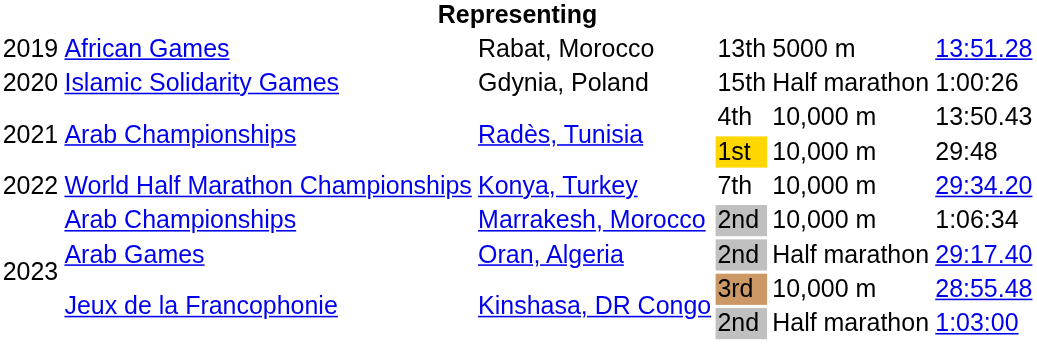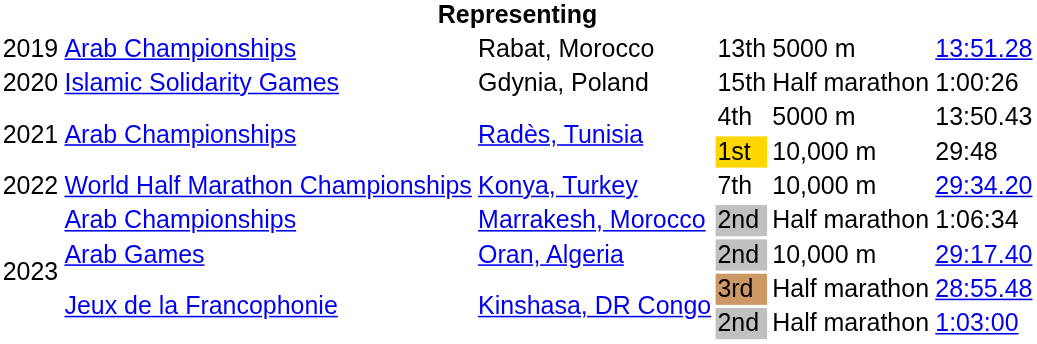(147, 48) African Games -> (180, 48) Arab Championships
(824, 117) 10,000 m -> (814, 117) 5000 m
(824, 220) 10,000 m -> (851, 220) Half marathon
(851, 254) Half marathon -> (824, 254) 10,000 m
(824, 288) 10,000 m -> (851, 288) Half marathon
